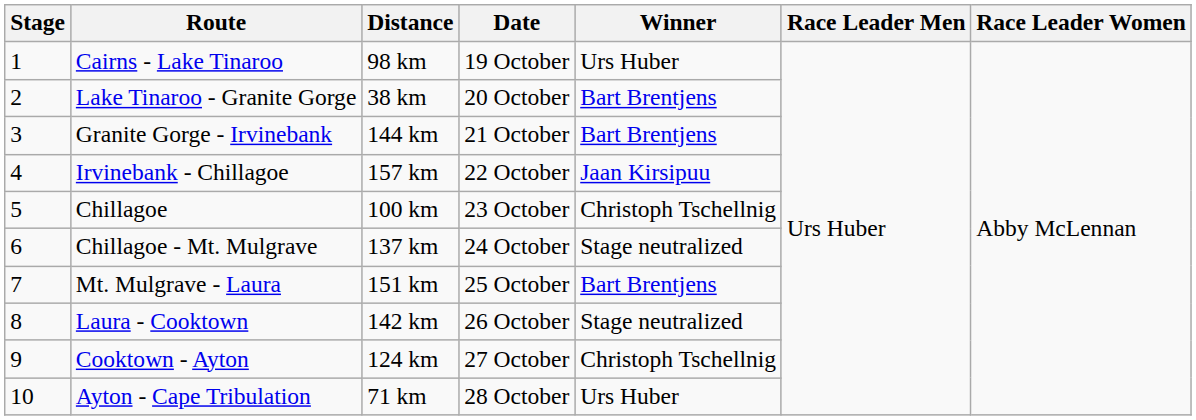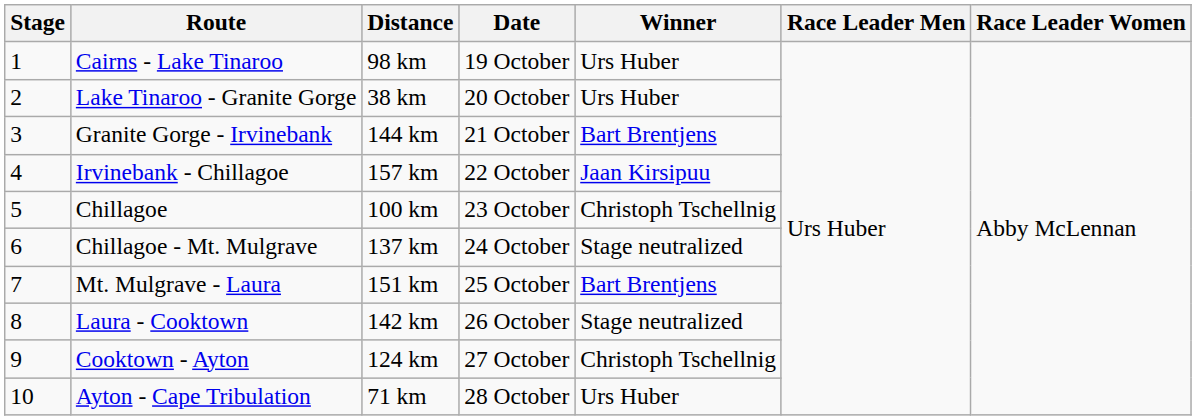(648, 97) Bart Brentjens -> (630, 97) Urs Huber
